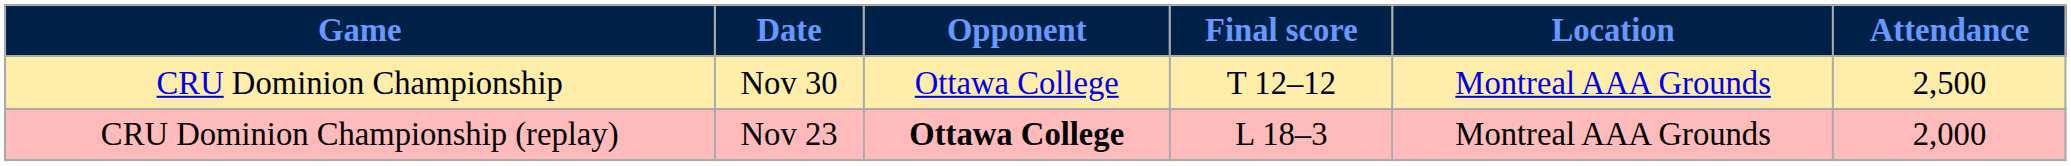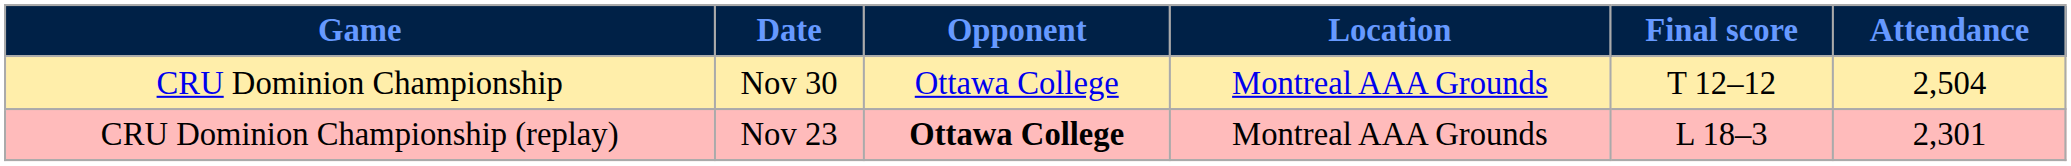columns swapped: (1613, 30) <-> (1281, 30)
(1949, 82) 2,500 -> (1949, 82) 2,504
(1949, 133) 2,000 -> (1949, 133) 2,301
